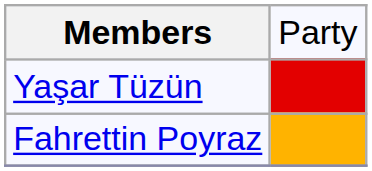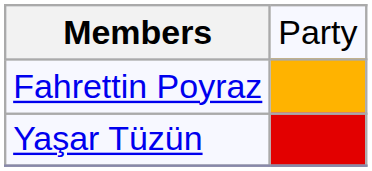rows swapped: (138, 140) <-> (108, 86)
